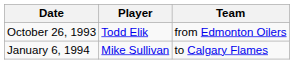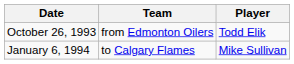columns swapped: (135, 13) <-> (231, 13)
